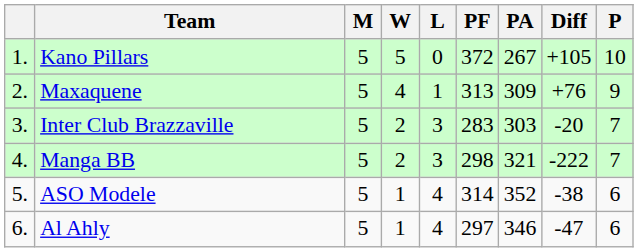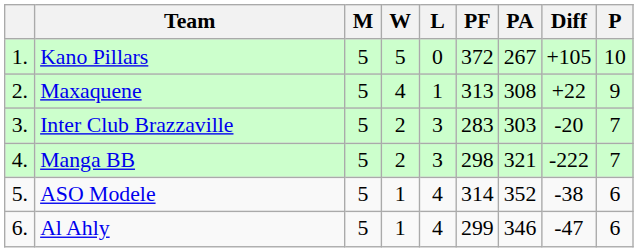(520, 90) 309 -> (520, 90) 308
(569, 90) +76 -> (569, 90) +22
(477, 228) 297 -> (477, 228) 299
